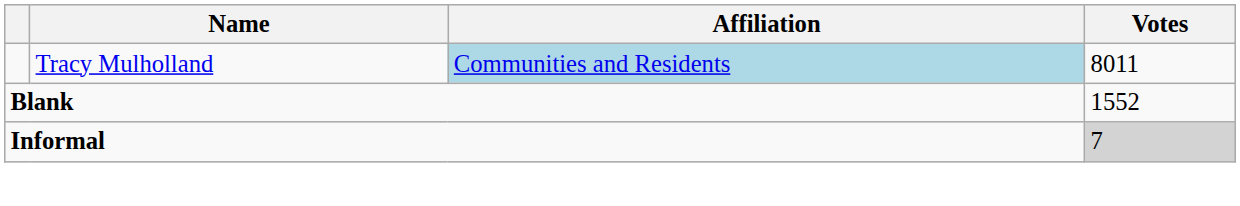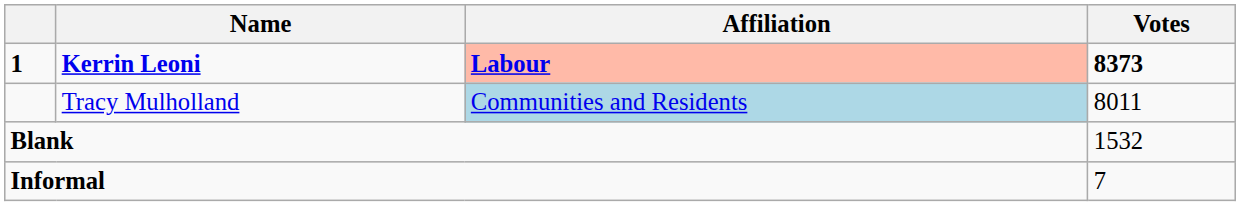+ row: (17, 63)
(1115, 102) 1552 -> (1118, 141) 1532
(1097, 141) lightgrey background -> (1100, 180) no background
